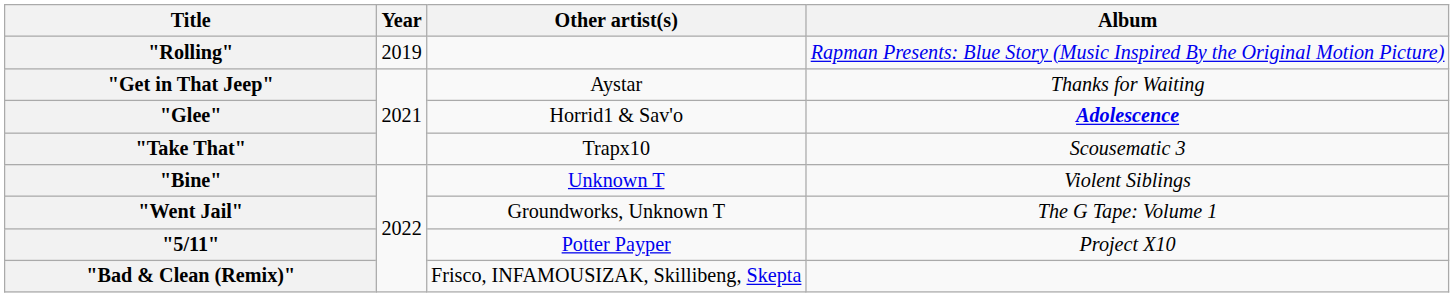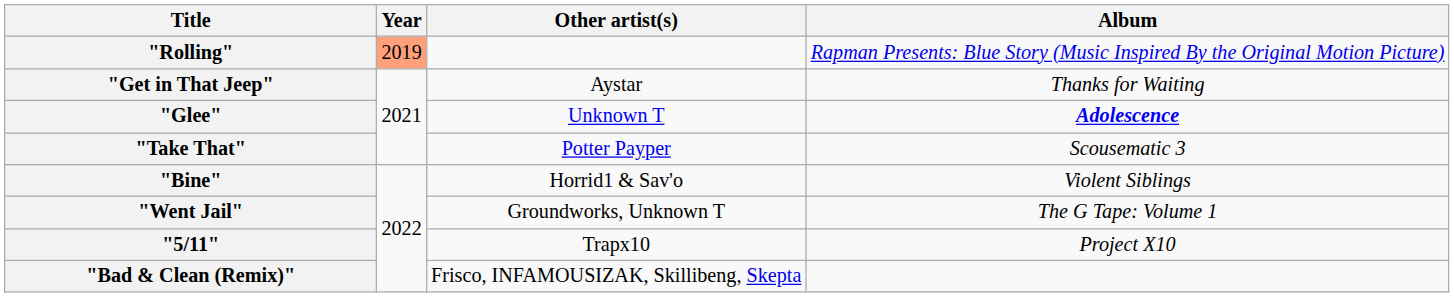(402, 52) no background -> (402, 52) lightsalmon background
(616, 116) Horrid1 & Sav'o -> (616, 116) Unknown T
(616, 148) Trapx10 -> (616, 148) Potter Payper
(616, 180) Unknown T -> (616, 180) Horrid1 & Sav'o
(616, 244) Potter Payper -> (616, 244) Trapx10
